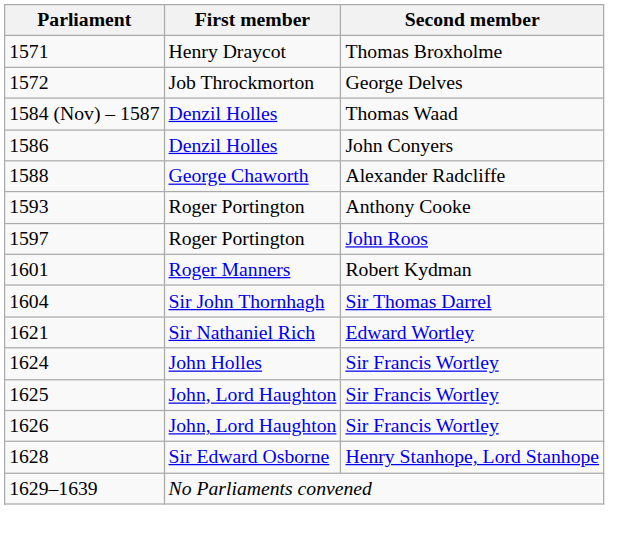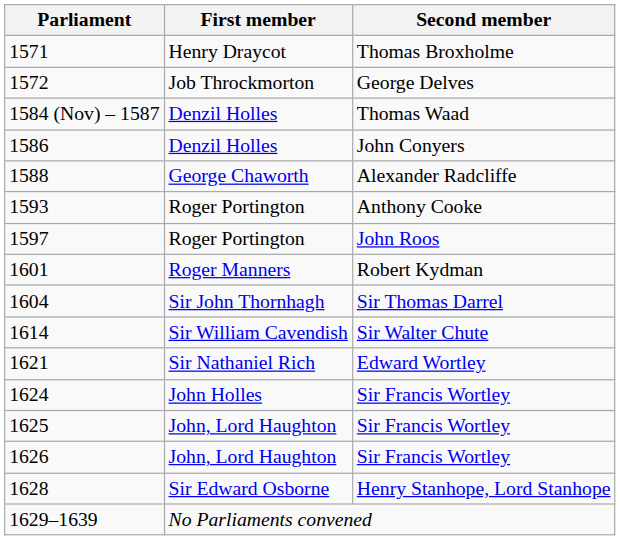+ row: (29, 332)
